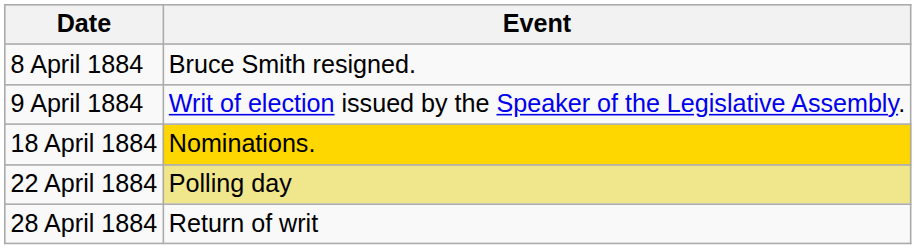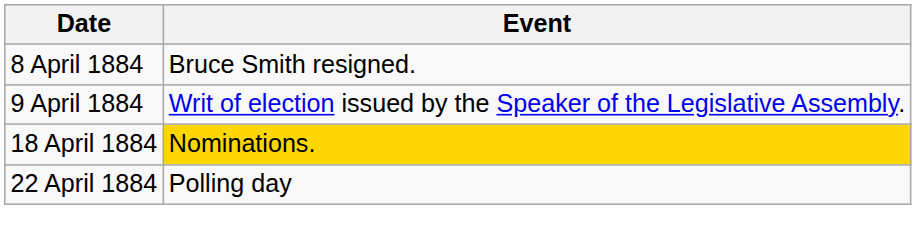(230, 183) khaki background -> (230, 183) no background
- row: (84, 223)
